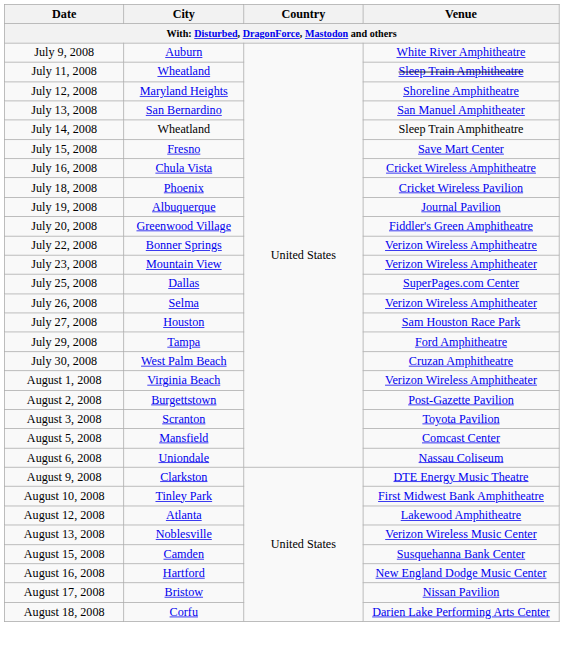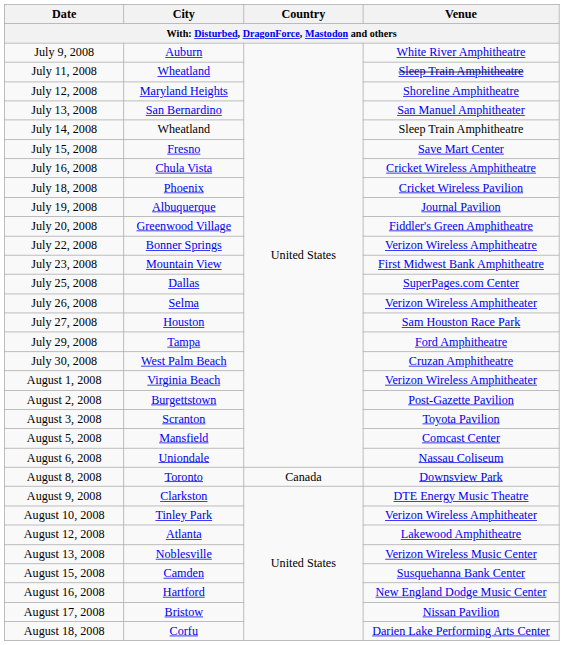(461, 264) Verizon Wireless Amphitheater -> (461, 264) First Midwest Bank Amphitheatre
+ row: (64, 476)
(461, 496) First Midwest Bank Amphitheatre -> (461, 515) Verizon Wireless Amphitheater
